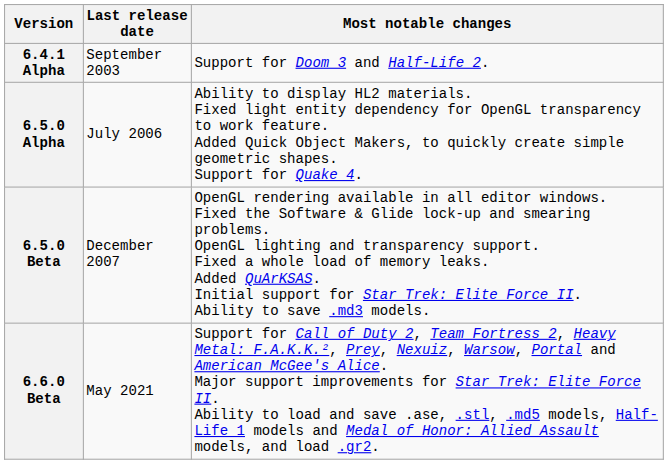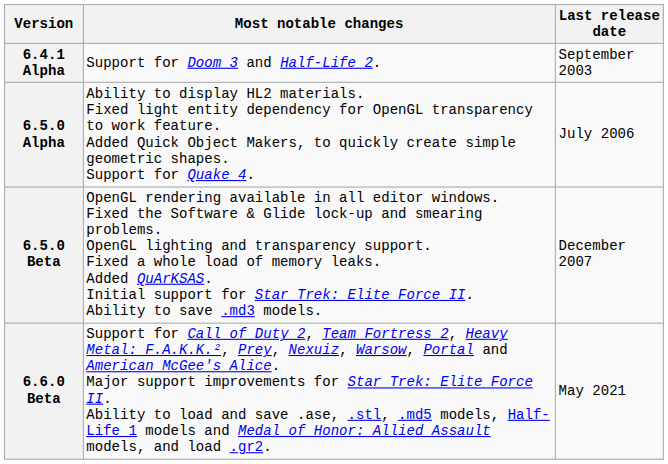columns swapped: (137, 24) <-> (427, 24)
